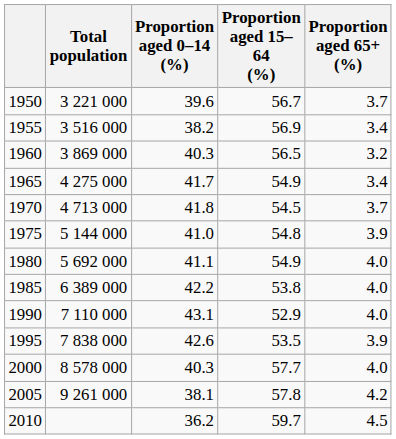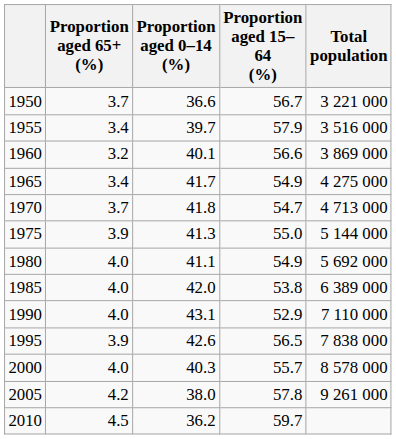columns swapped: (88, 46) <-> (348, 46)
(199, 101) 39.6 -> (201, 101) 36.6
(199, 127) 38.2 -> (201, 127) 39.7
(286, 127) 56.9 -> (288, 127) 57.9
(199, 154) 40.3 -> (201, 154) 40.1
(286, 154) 56.5 -> (288, 154) 56.6
(286, 207) 54.5 -> (288, 207) 54.7
(199, 234) 41.0 -> (201, 234) 41.3
(286, 234) 54.8 -> (288, 234) 55.0
(199, 287) 42.2 -> (201, 287) 42.0
(286, 340) 53.5 -> (288, 340) 56.5
(286, 367) 57.7 -> (288, 367) 55.7
(199, 394) 38.1 -> (201, 394) 38.0
